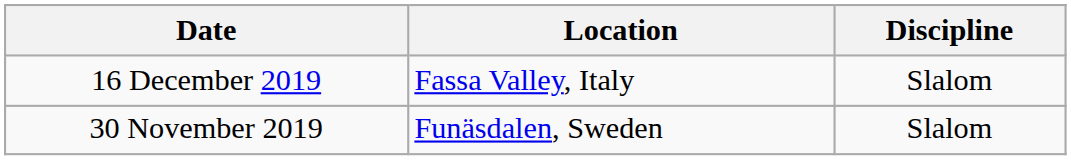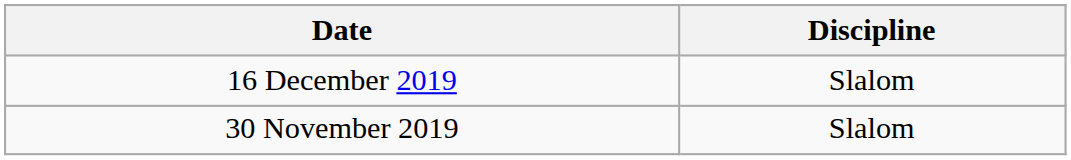- column: (621, 29)
